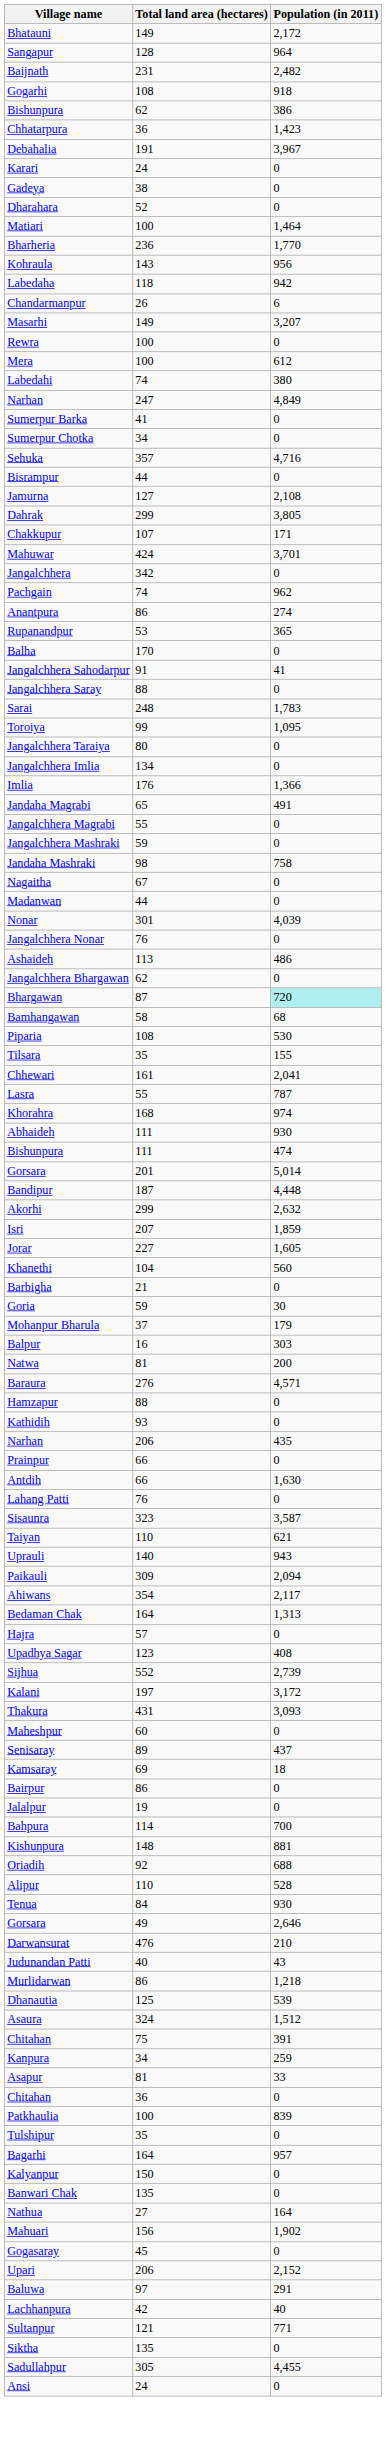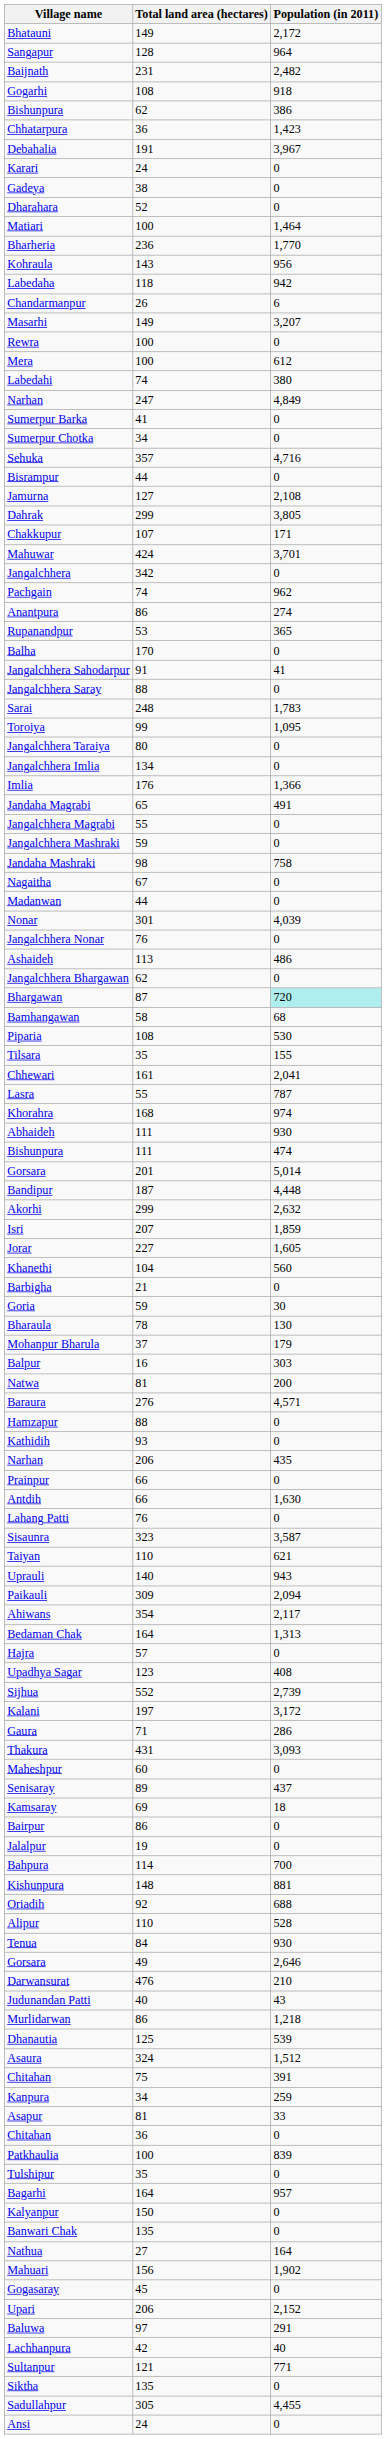+ row: (29, 1325)
+ row: (22, 1730)
